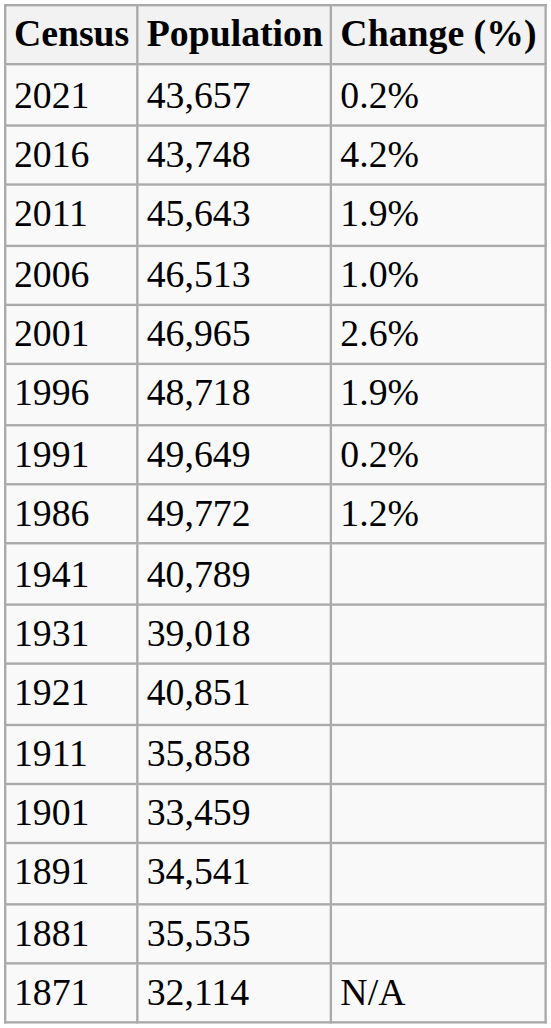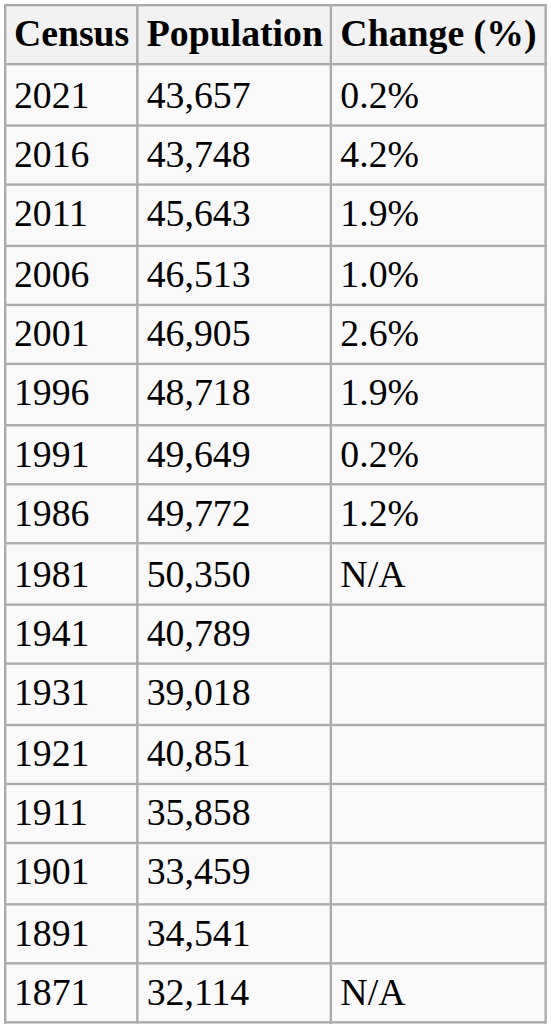(199, 333) 46,965 -> (199, 333) 46,905
+ row: (52, 573)
- row: (52, 932)
